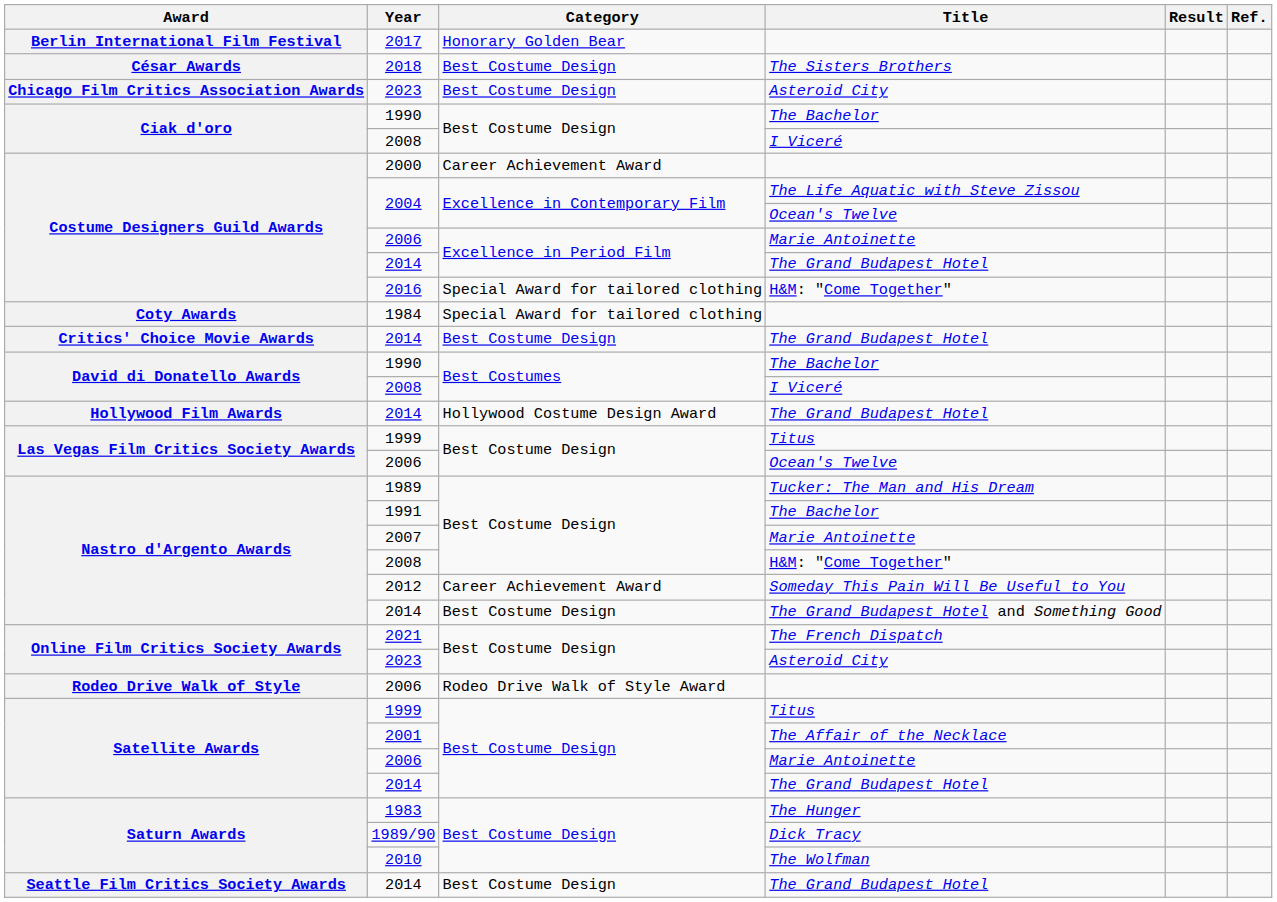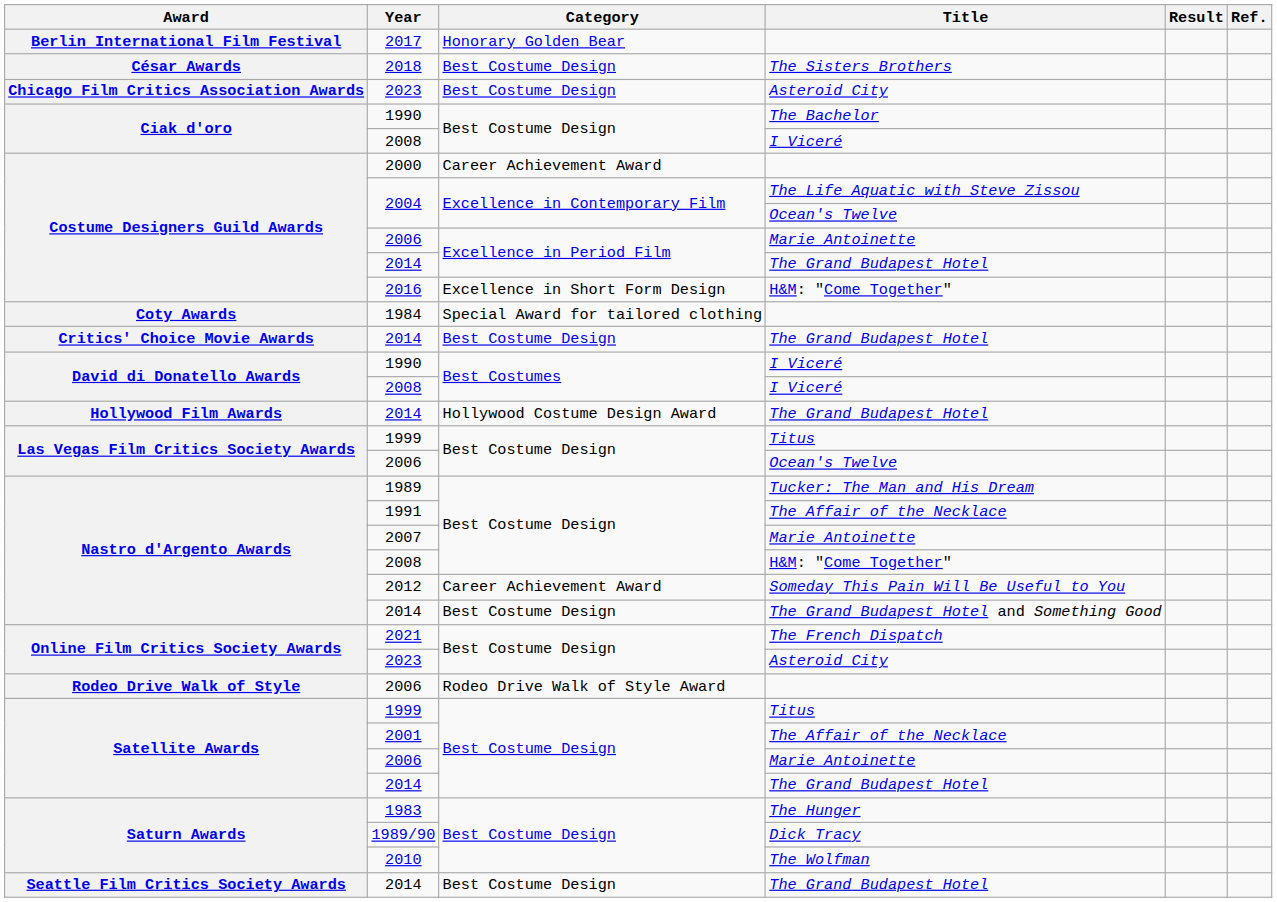(602, 290) Special Award for tailored clothing -> (584, 290) Excellence in Short Form Design
(824, 364) The Bachelor -> (806, 364) I Viceré
(824, 513) The Bachelor -> (888, 513) The Affair of the Necklace
